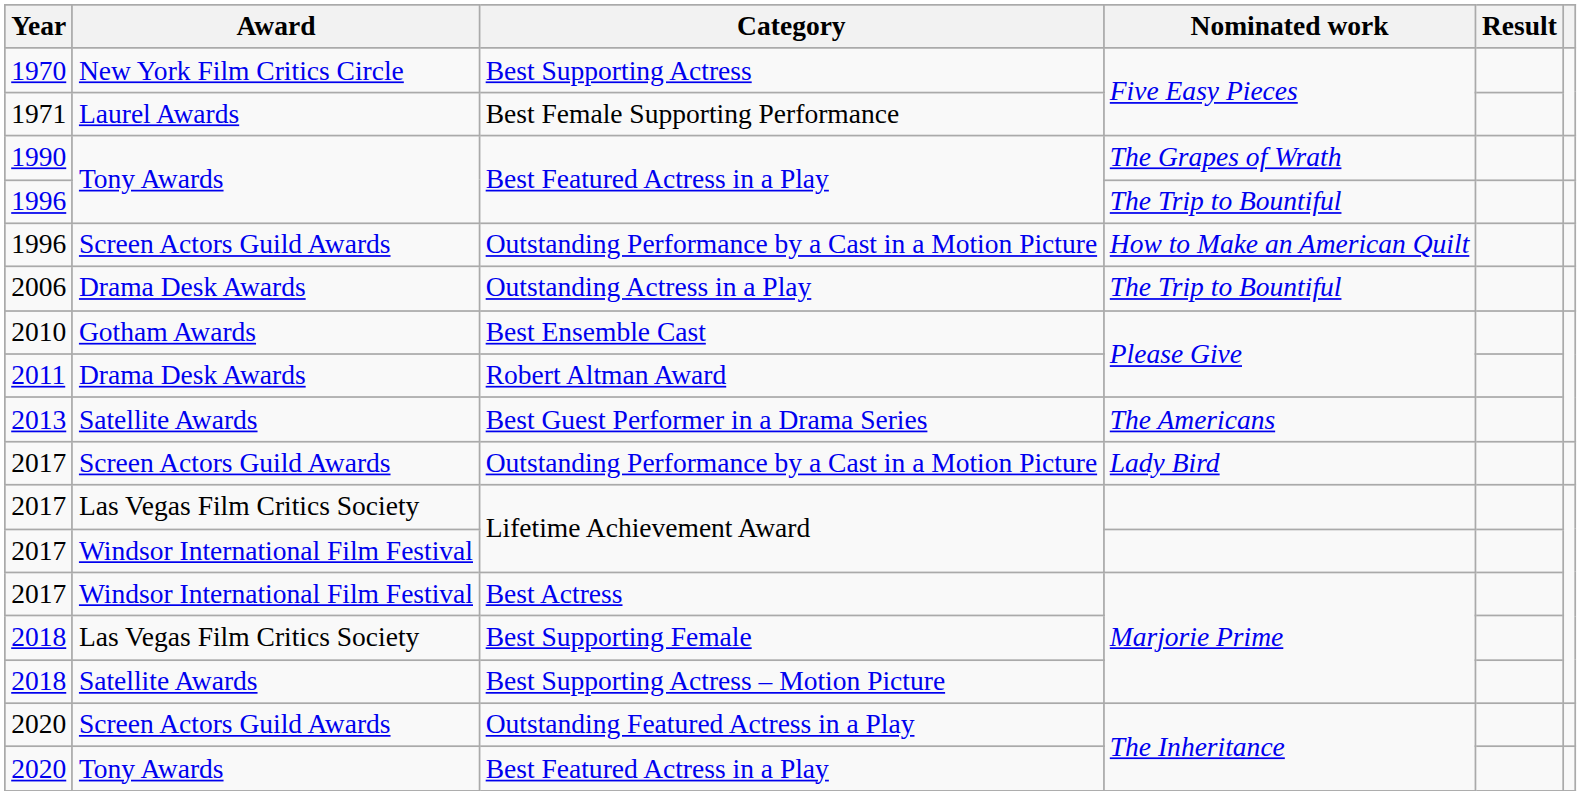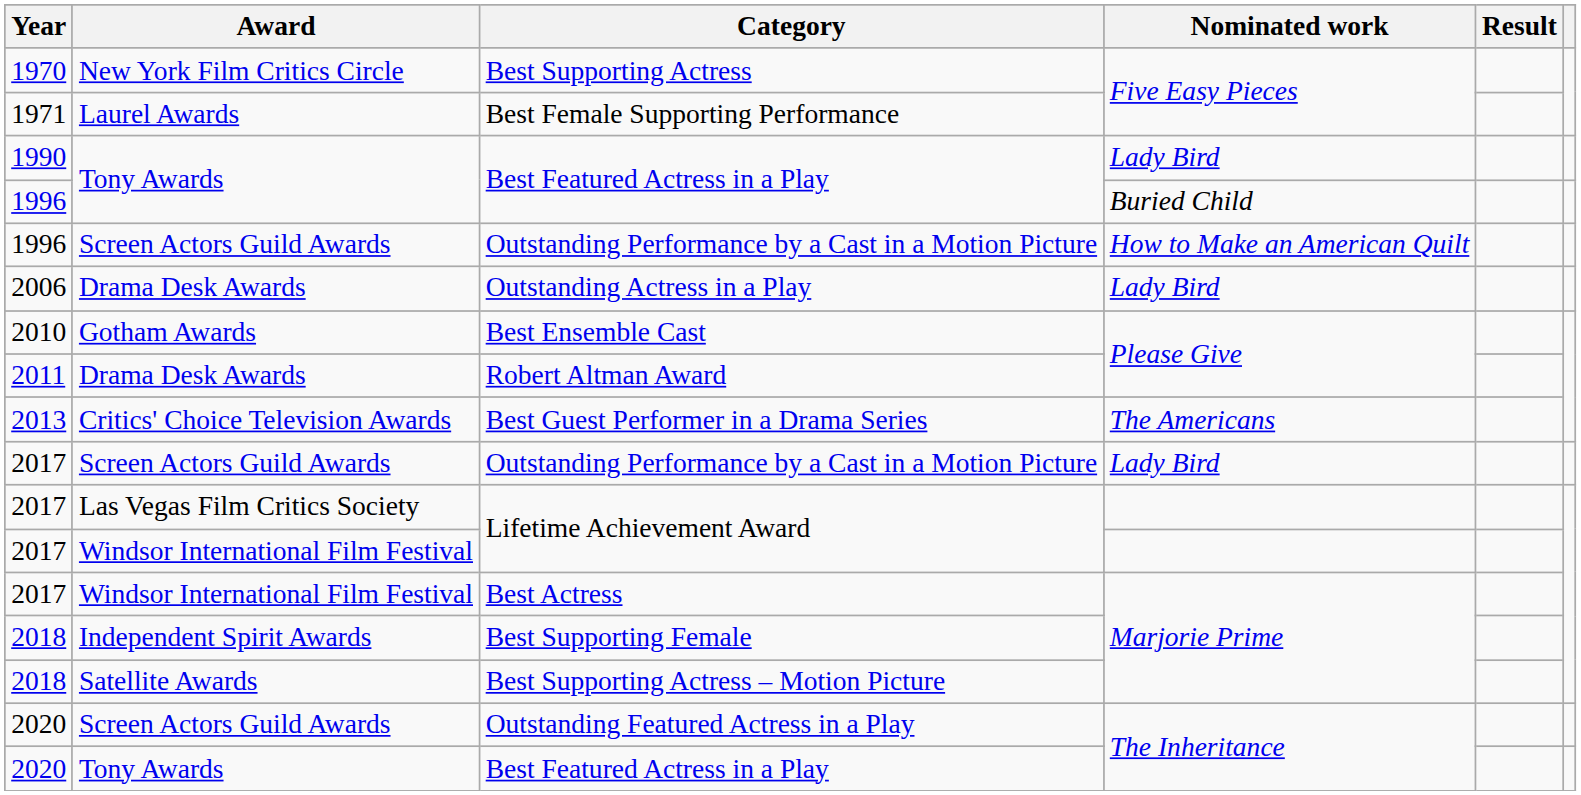(1226, 157) The Grapes of Wrath -> (1165, 157) Lady Bird
(1226, 200) The Trip to Bountiful -> (1181, 200) Buried Child
(1226, 288) The Trip to Bountiful -> (1165, 288) Lady Bird
(168, 419) Satellite Awards -> (265, 419) Critics' Choice Television Awards
(249, 637) Las Vegas Film Critics Society -> (225, 637) Independent Spirit Awards
